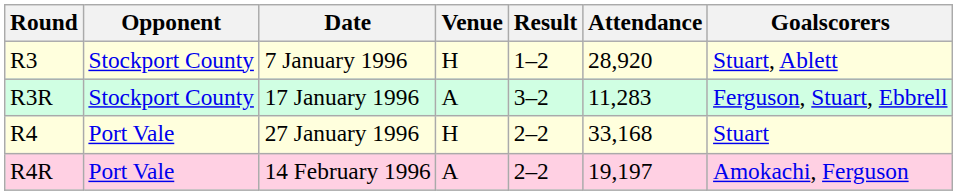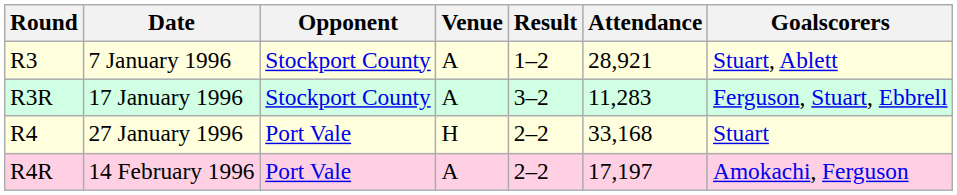columns swapped: (348, 23) <-> (171, 23)
(450, 60) H -> (450, 60) A
(620, 60) 28,920 -> (620, 60) 28,921
(620, 171) 19,197 -> (620, 171) 17,197
